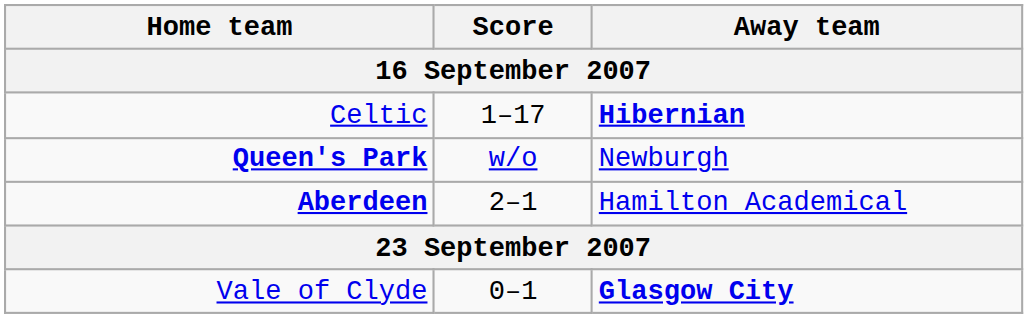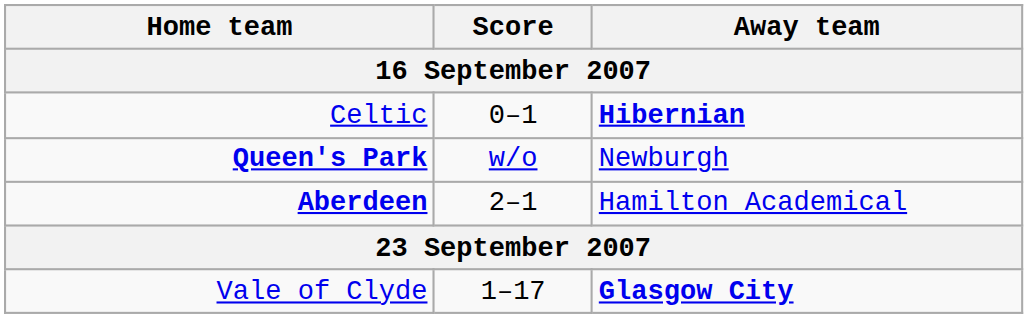(513, 115) 1–17 -> (513, 115) 0–1
(513, 291) 0–1 -> (513, 291) 1–17
